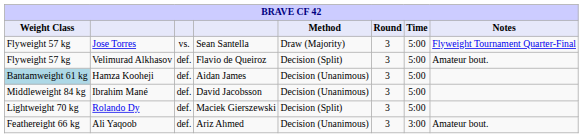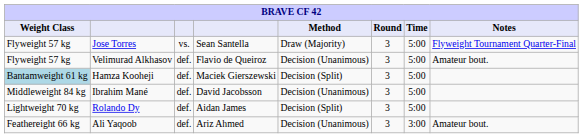(311, 60) Decision (Split) -> (325, 60) Decision (Unanimous)
(221, 76) Aidan James -> (236, 76) Maciek Gierszewski
(325, 76) Decision (Unanimous) -> (311, 76) Decision (Split)
(236, 108) Maciek Gierszewski -> (221, 108) Aidan James
